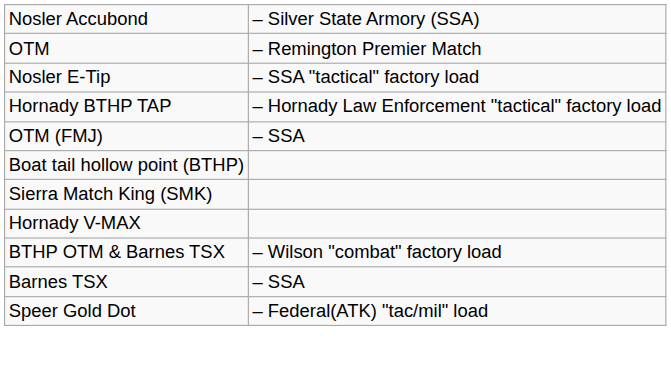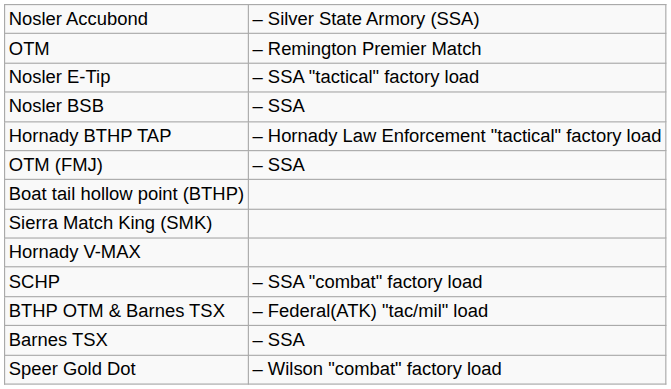+ row: (56, 106)
+ row: (34, 281)
(377, 252) – Wilson "combat" factory load -> (370, 310) – Federal(ATK) "tac/mil" load
(370, 310) – Federal(ATK) "tac/mil" load -> (377, 369) – Wilson "combat" factory load
